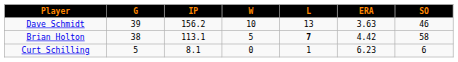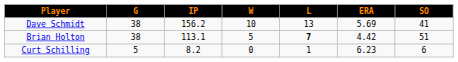(136, 24) 39 -> (136, 24) 38
(366, 24) 3.63 -> (366, 24) 5.69
(424, 24) 46 -> (424, 24) 41
(424, 37) 58 -> (424, 37) 51
(193, 50) 8.1 -> (193, 50) 8.2
